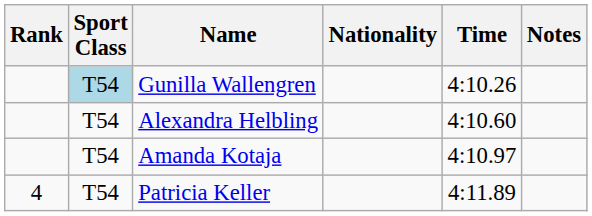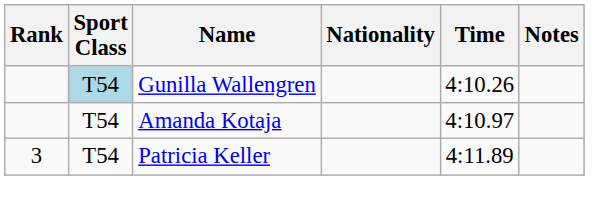- row: (228, 120)
(36, 192) 4 -> (36, 156) 3
